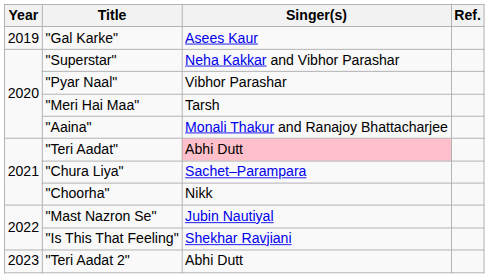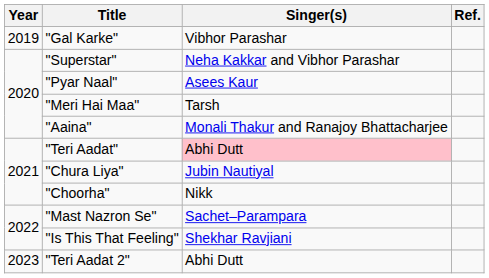(222, 37) Asees Kaur -> (236, 37) Vibhor Parashar
(236, 82) Vibhor Parashar -> (222, 82) Asees Kaur
(246, 171) Sachet–Parampara -> (229, 171) Jubin Nautiyal
(229, 216) Jubin Nautiyal -> (246, 216) Sachet–Parampara
